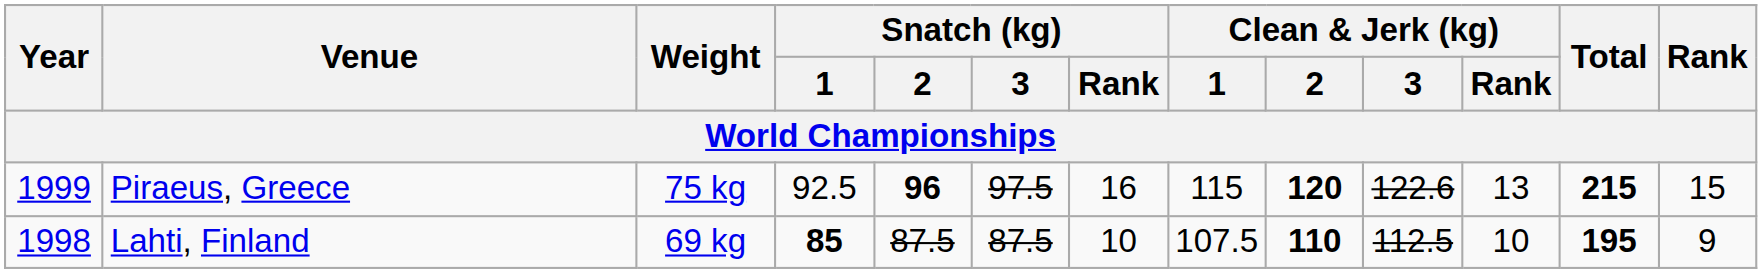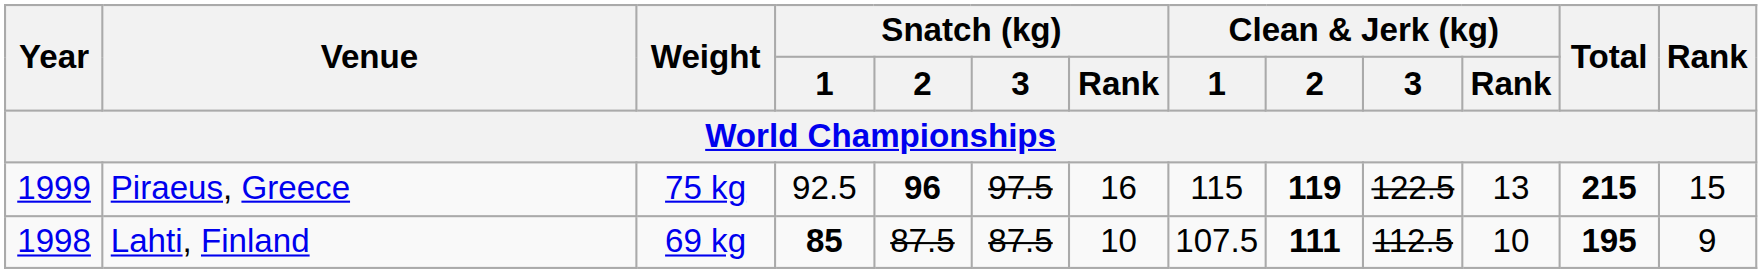(1315, 188) 120 -> (1315, 188) 119
(1413, 188) 122.6 -> (1413, 188) 122.5
(1315, 240) 110 -> (1315, 240) 111
